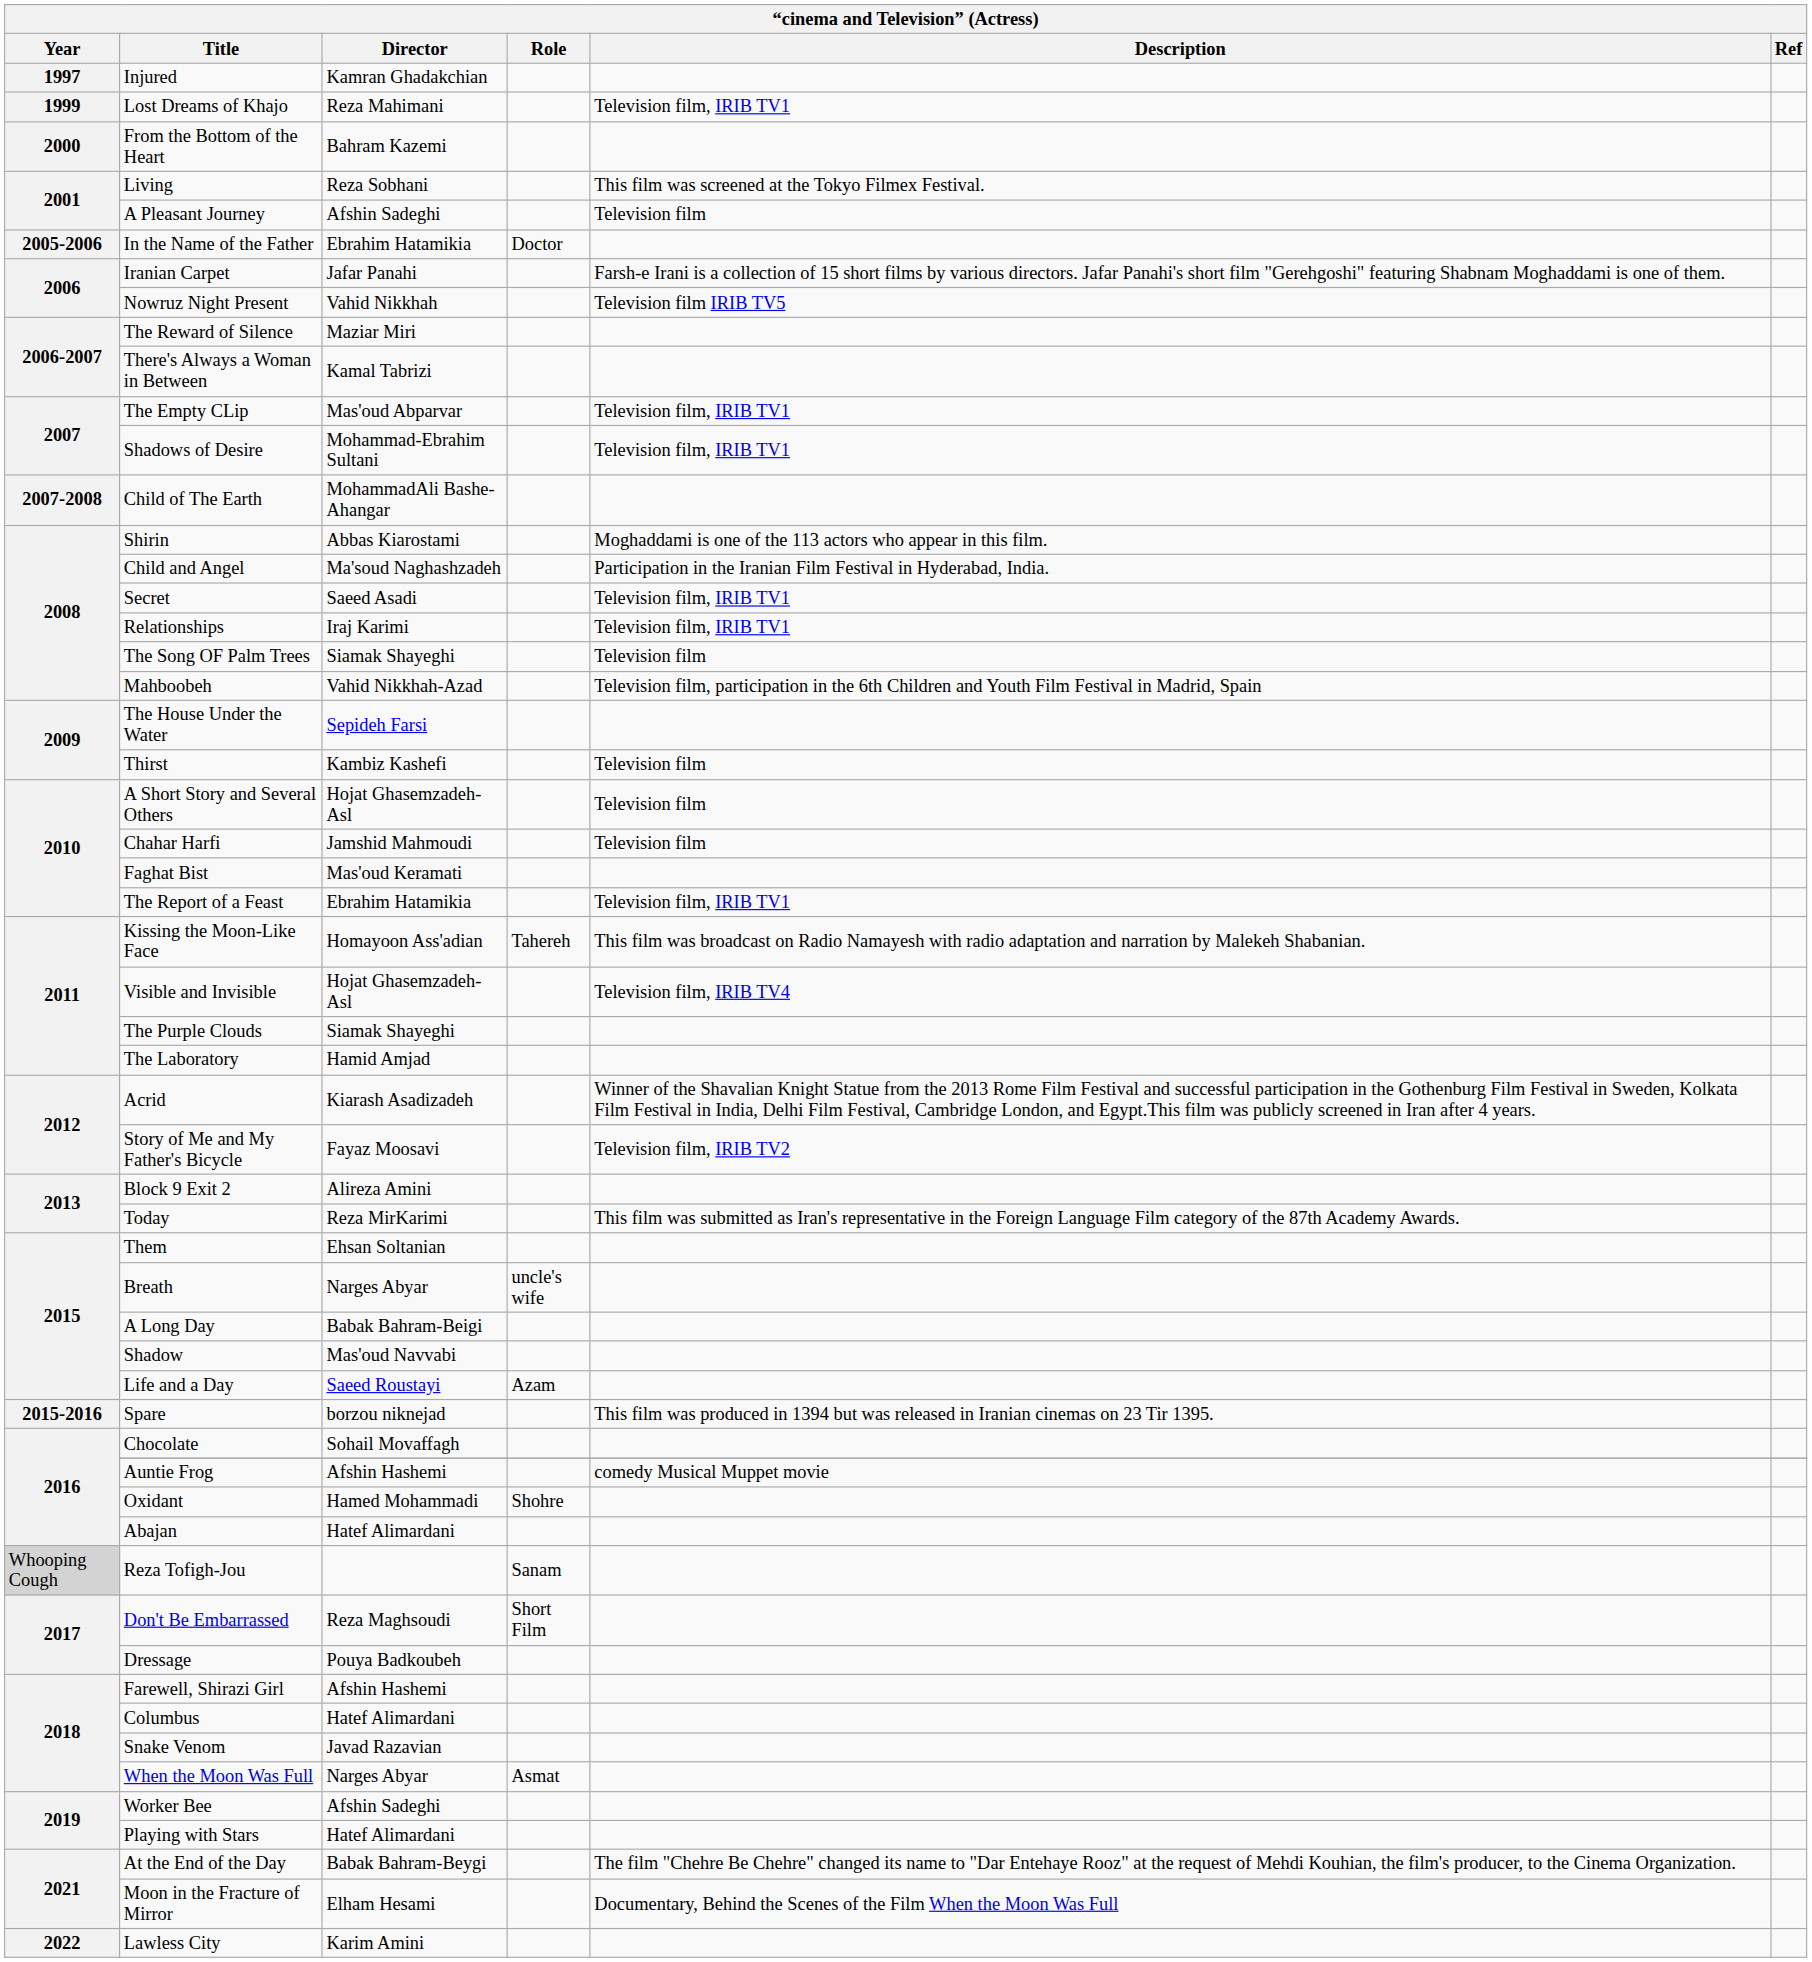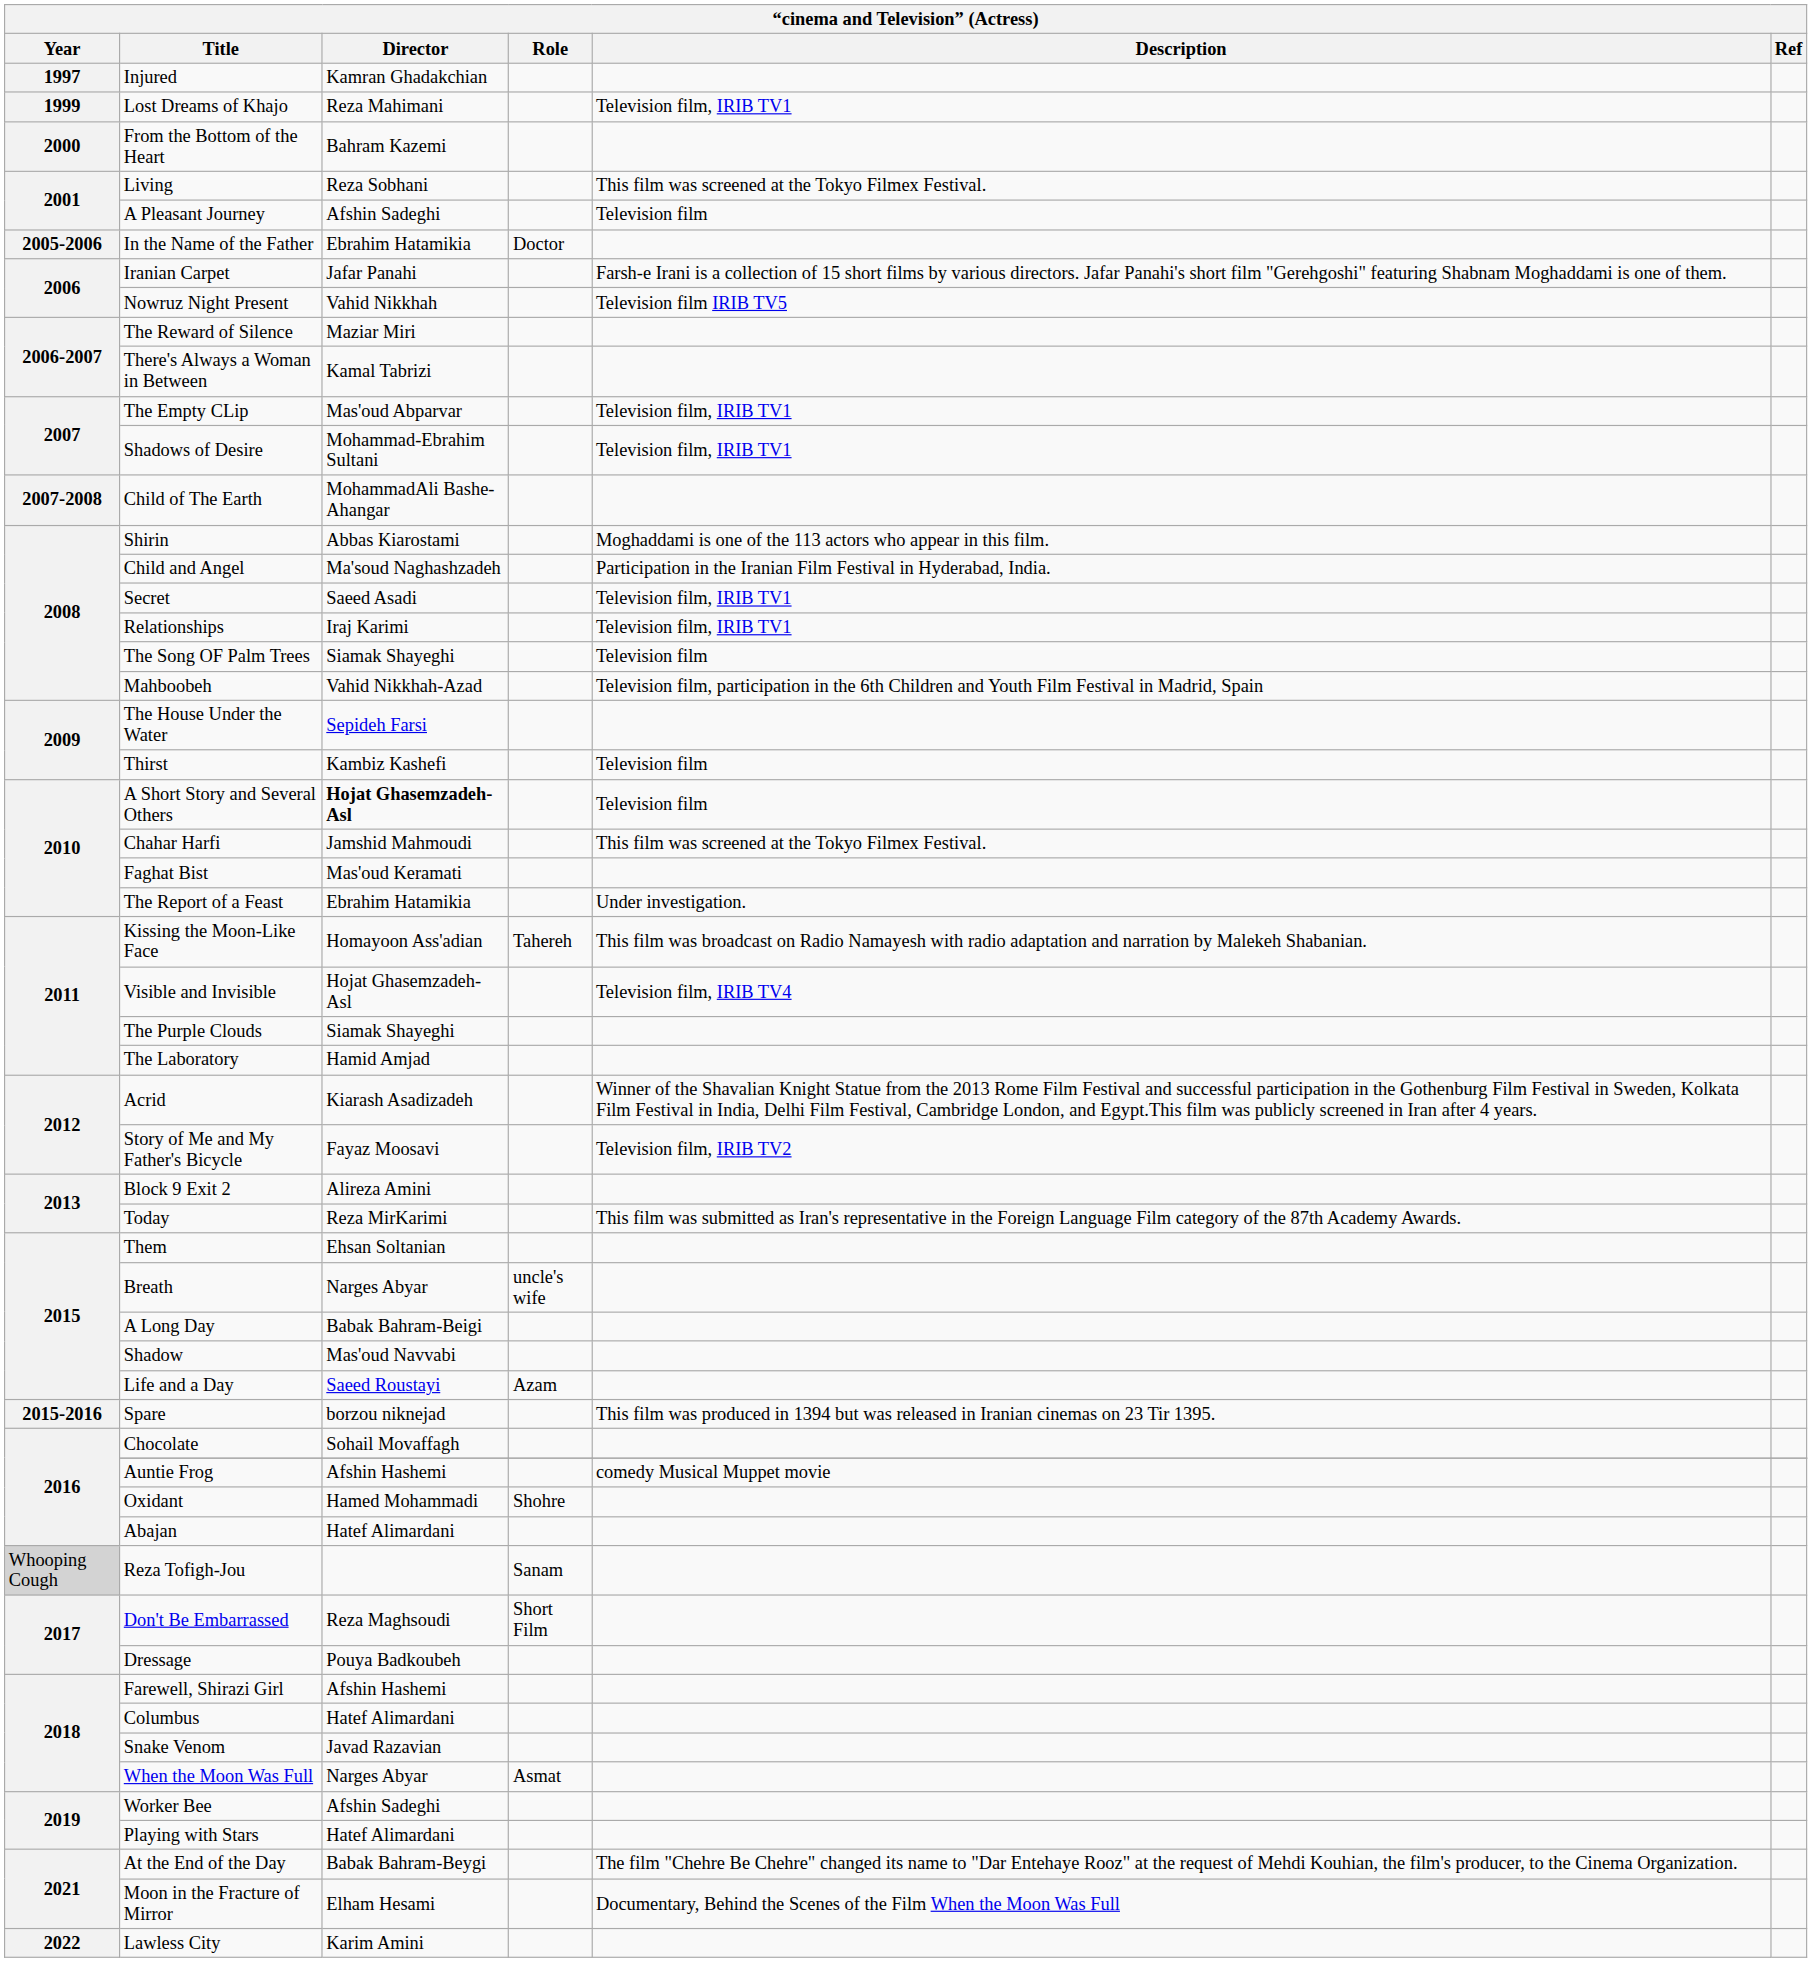(404, 804) normal -> (409, 804) bold
(650, 843) Television film -> (791, 843) This film was screened at the Tokyo Filmex Festival.
(692, 902) Television film, IRIB TV1 -> (671, 902) Under investigation.
